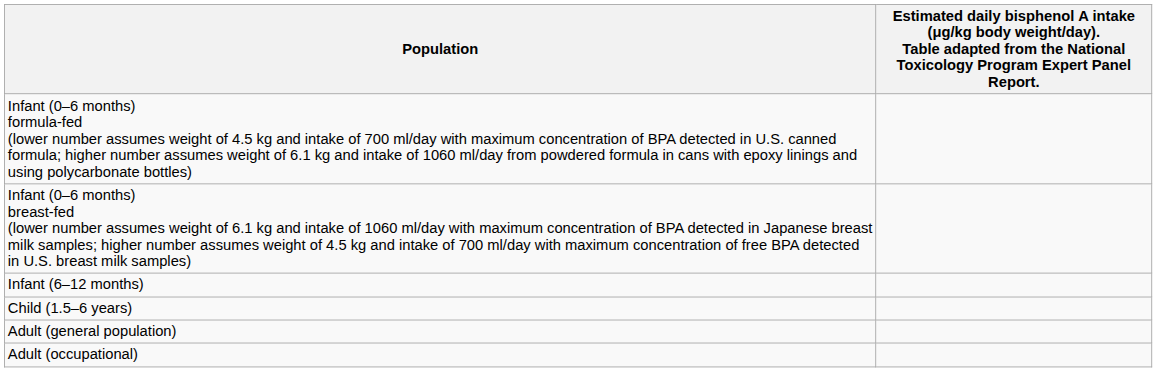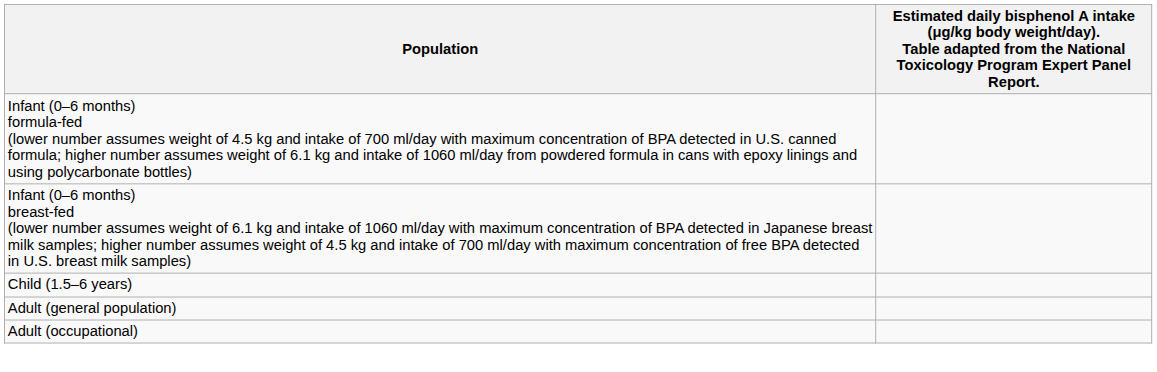- row: (76, 284)
